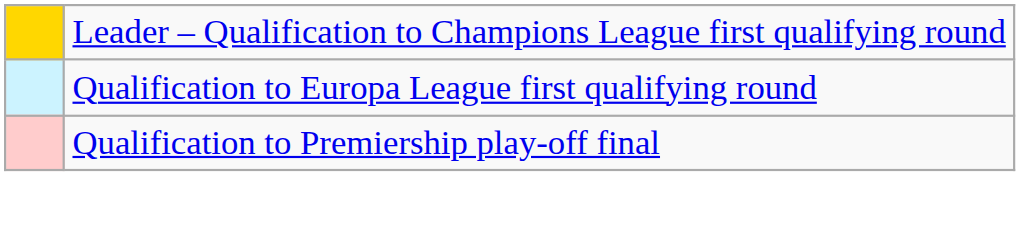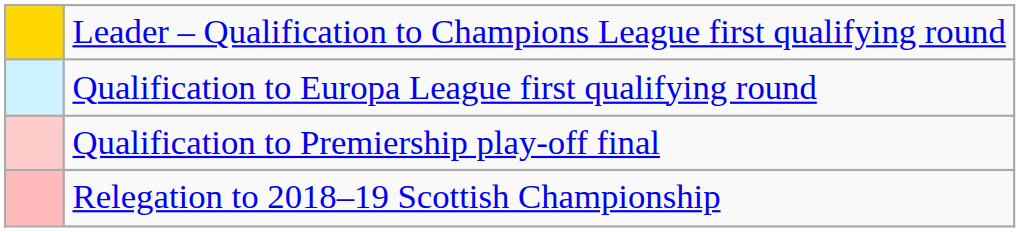+ row: (397, 197)
